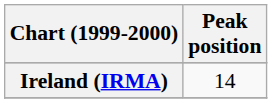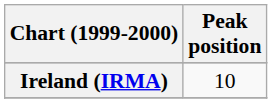(225, 80) 14 -> (225, 80) 10
